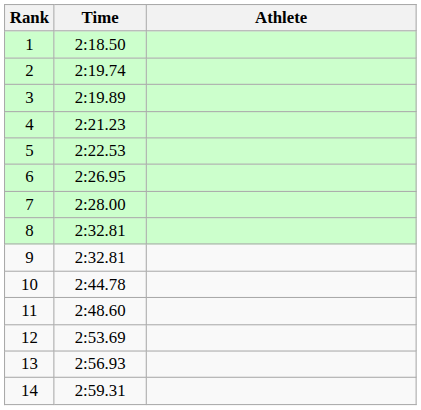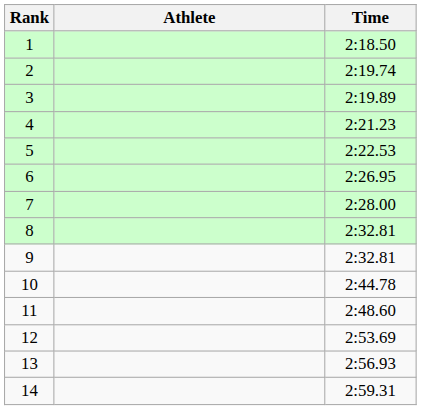columns swapped: (281, 17) <-> (100, 17)
